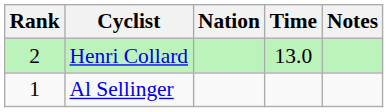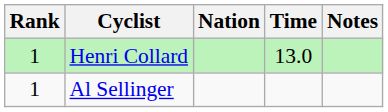(35, 55) 2 -> (35, 55) 1
